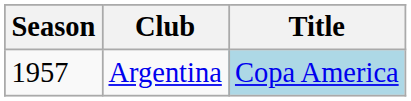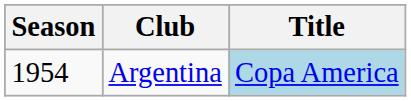(40, 72) 1957 -> (40, 72) 1954
